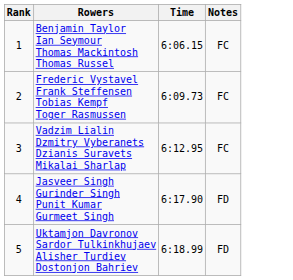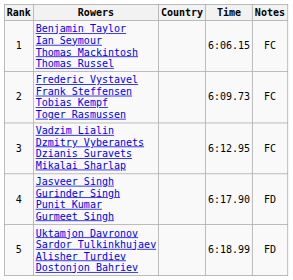+ column: (182, 13)
